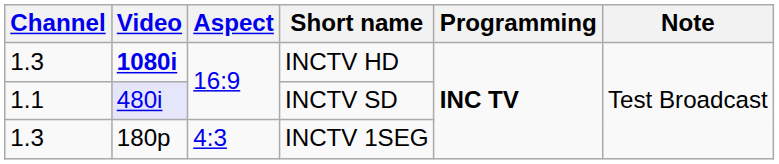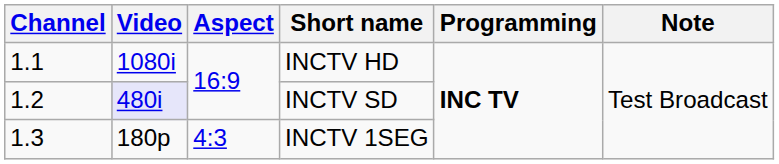(27, 61) 1.3 -> (27, 61) 1.1
(147, 61) bold -> (146, 61) normal
(27, 100) 1.1 -> (27, 100) 1.2
